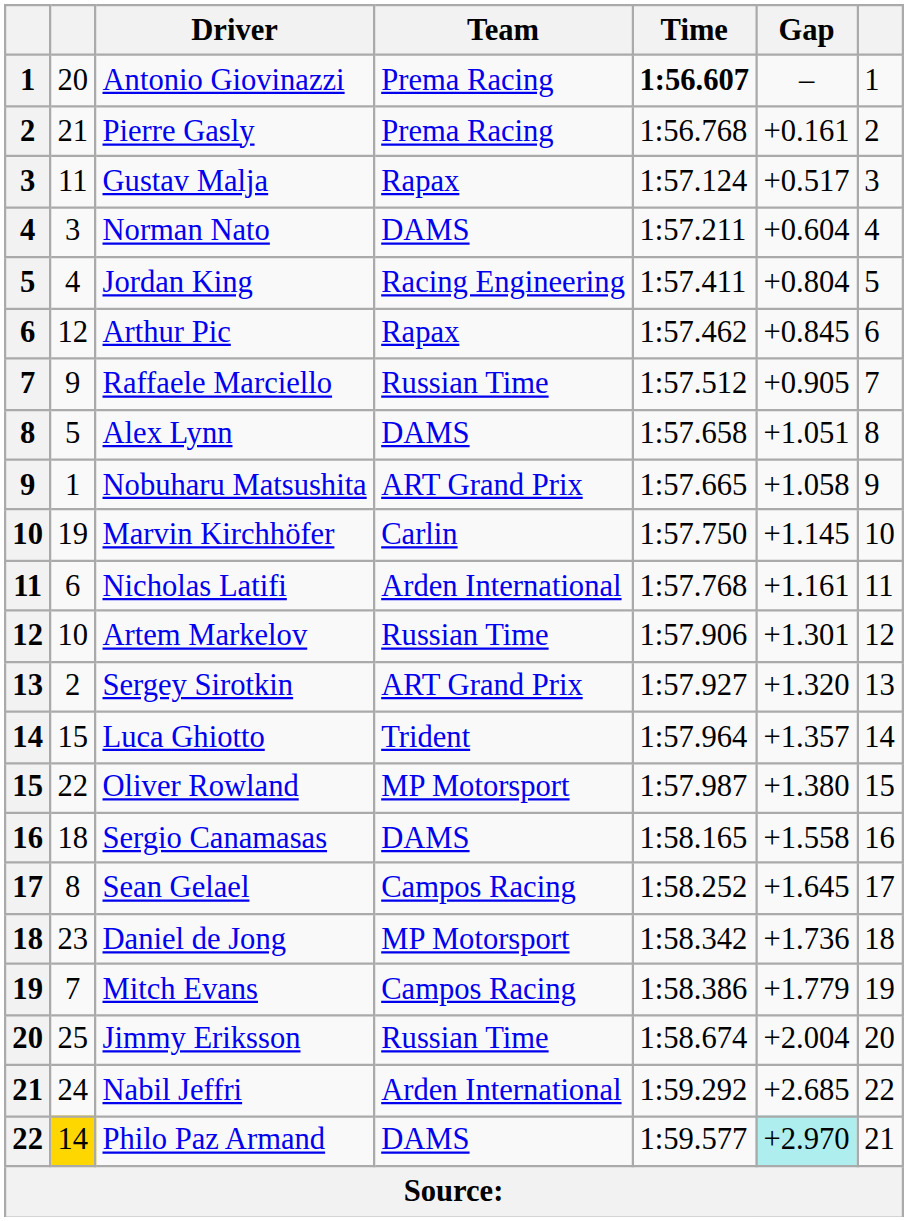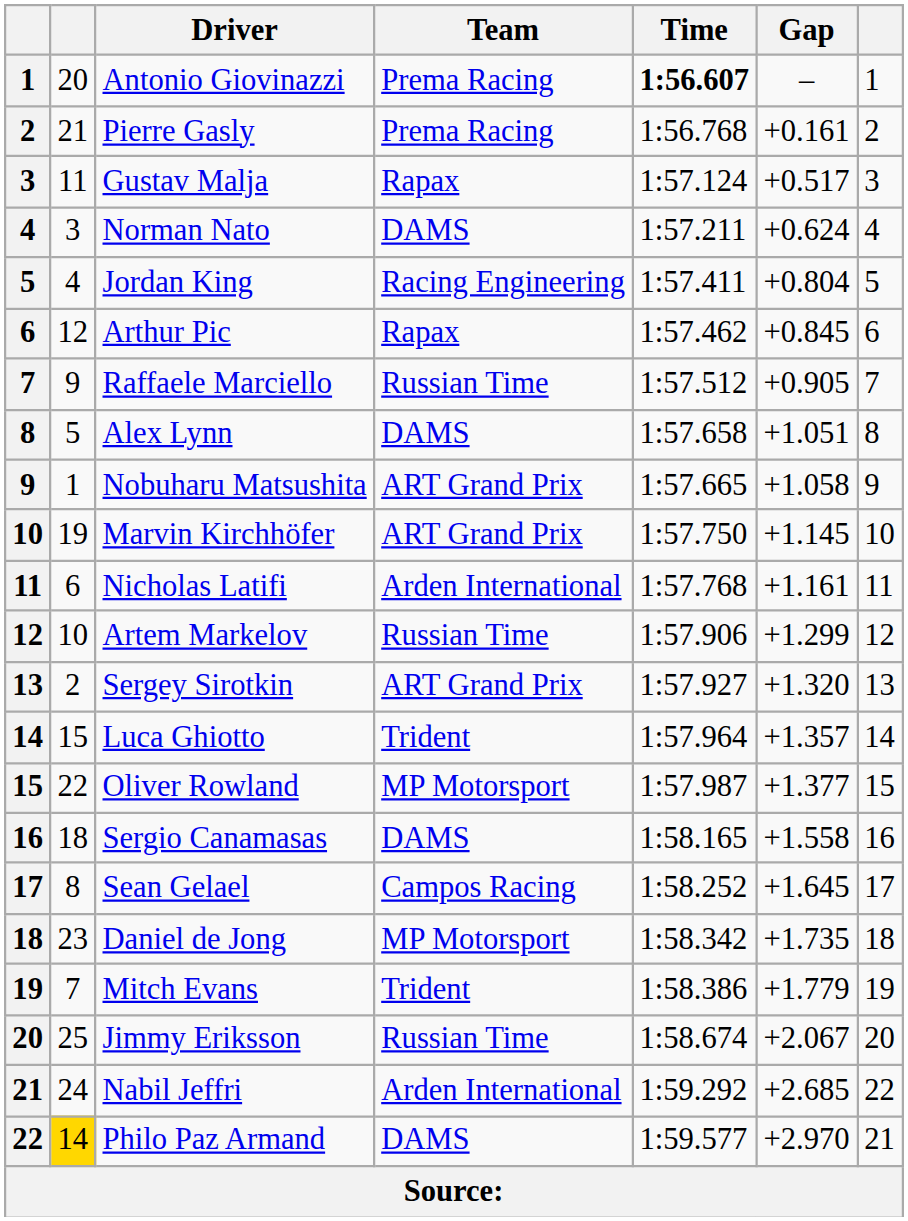(807, 231) +0.604 -> (807, 231) +0.624
(419, 534) Carlin -> (482, 534) ART Grand Prix
(807, 635) +1.301 -> (807, 635) +1.299
(807, 786) +1.380 -> (807, 786) +1.377
(807, 938) +1.736 -> (807, 938) +1.735
(478, 988) Campos Racing -> (426, 988) Trident
(807, 1039) +2.004 -> (807, 1039) +2.067
(807, 1139) paleturquoise background -> (807, 1139) no background
